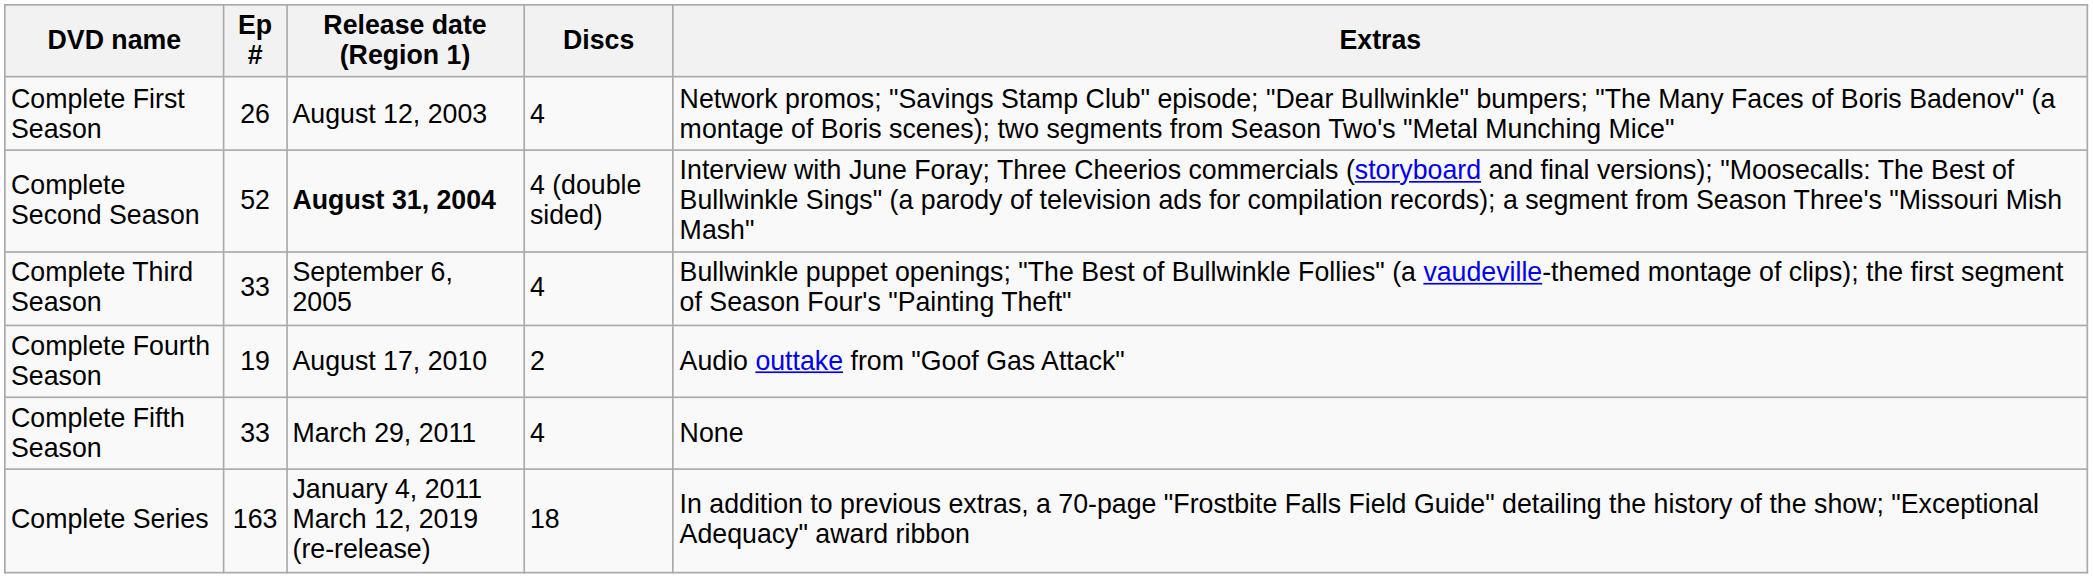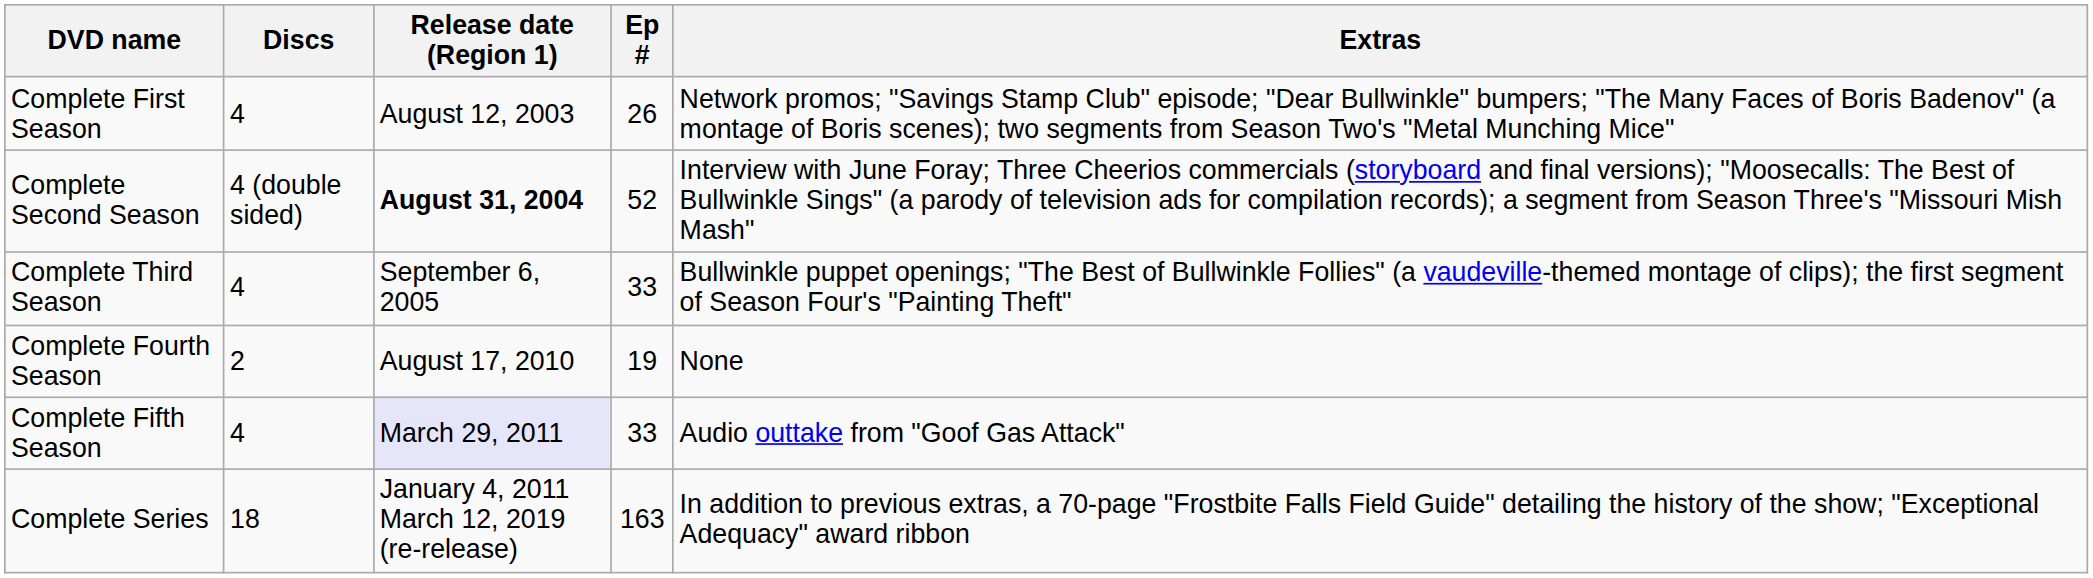columns swapped: (255, 40) <-> (599, 40)
(902, 360) Audio outtake from "Goof Gas Attack" -> (712, 360) None
(384, 432) no background -> (472, 432) lavender background
(712, 432) None -> (902, 432) Audio outtake from "Goof Gas Attack"
